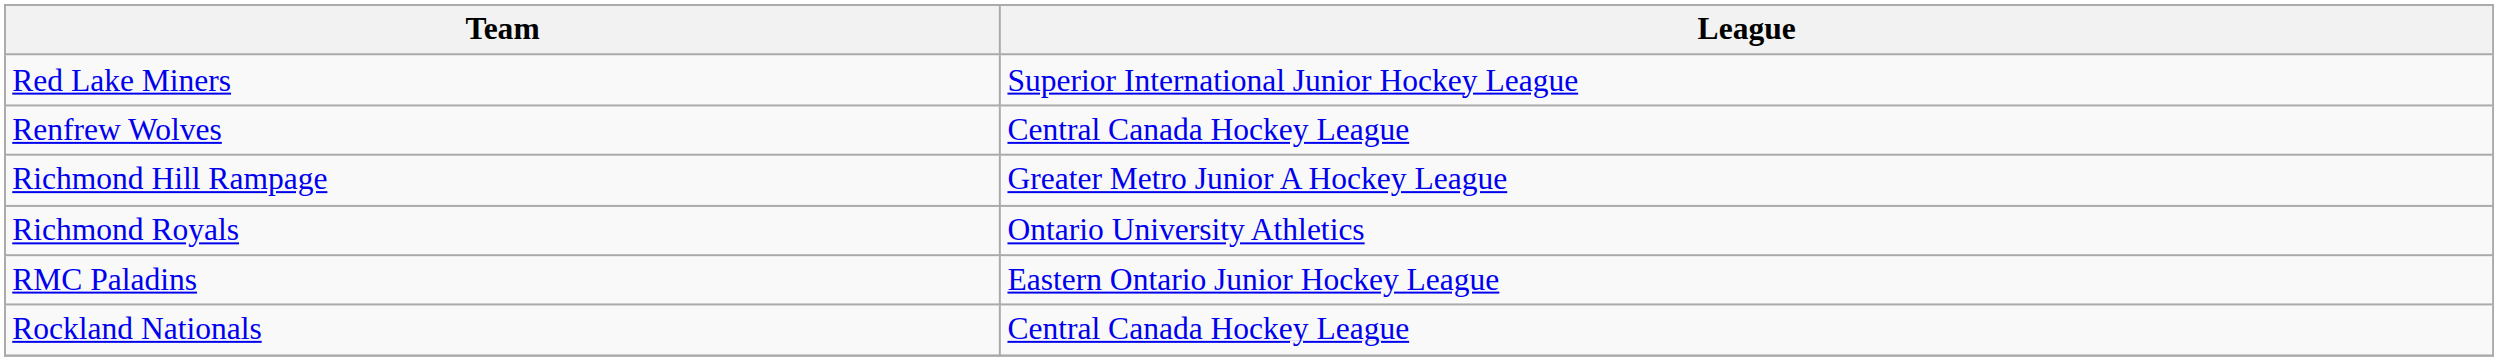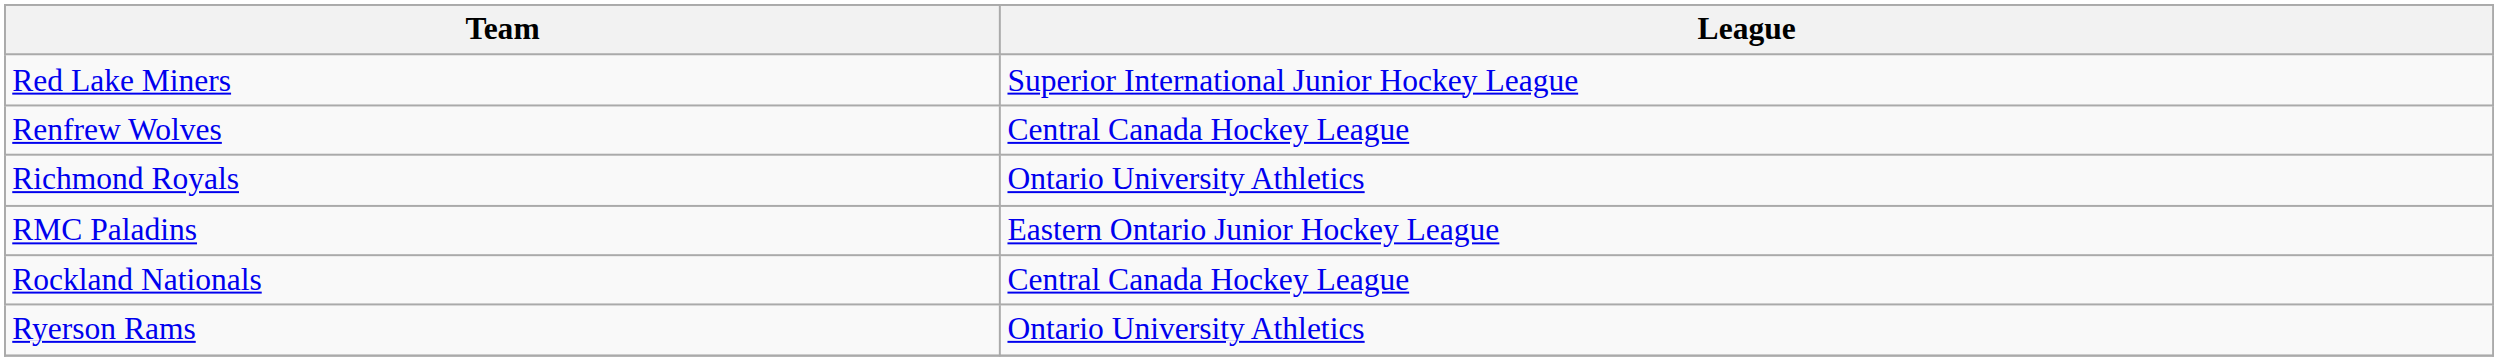- row: (170, 179)
+ row: (104, 329)
